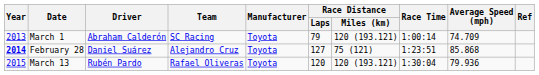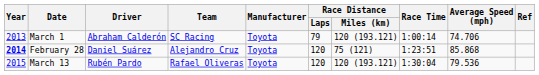(464, 38) 74.709 -> (464, 38) 74.706
(318, 51) 127 -> (318, 51) 120
(464, 64) 79.936 -> (464, 64) 79.536
